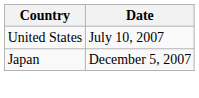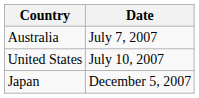+ row: (33, 37)
